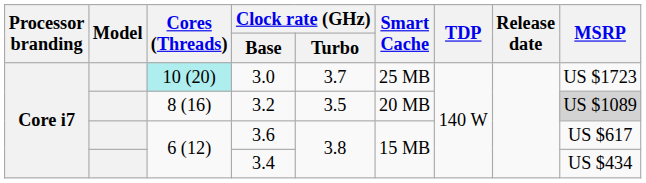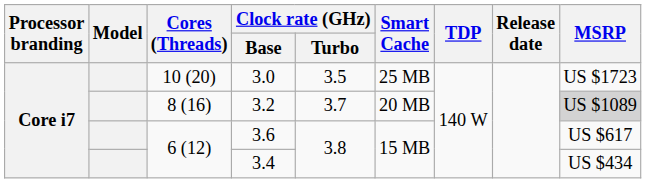(189, 76) paleturquoise background -> (189, 76) no background
(335, 76) 3.7 -> (335, 76) 3.5
(335, 105) 3.5 -> (335, 105) 3.7
